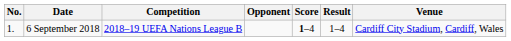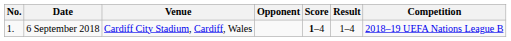columns swapped: (429, 12) <-> (173, 12)
